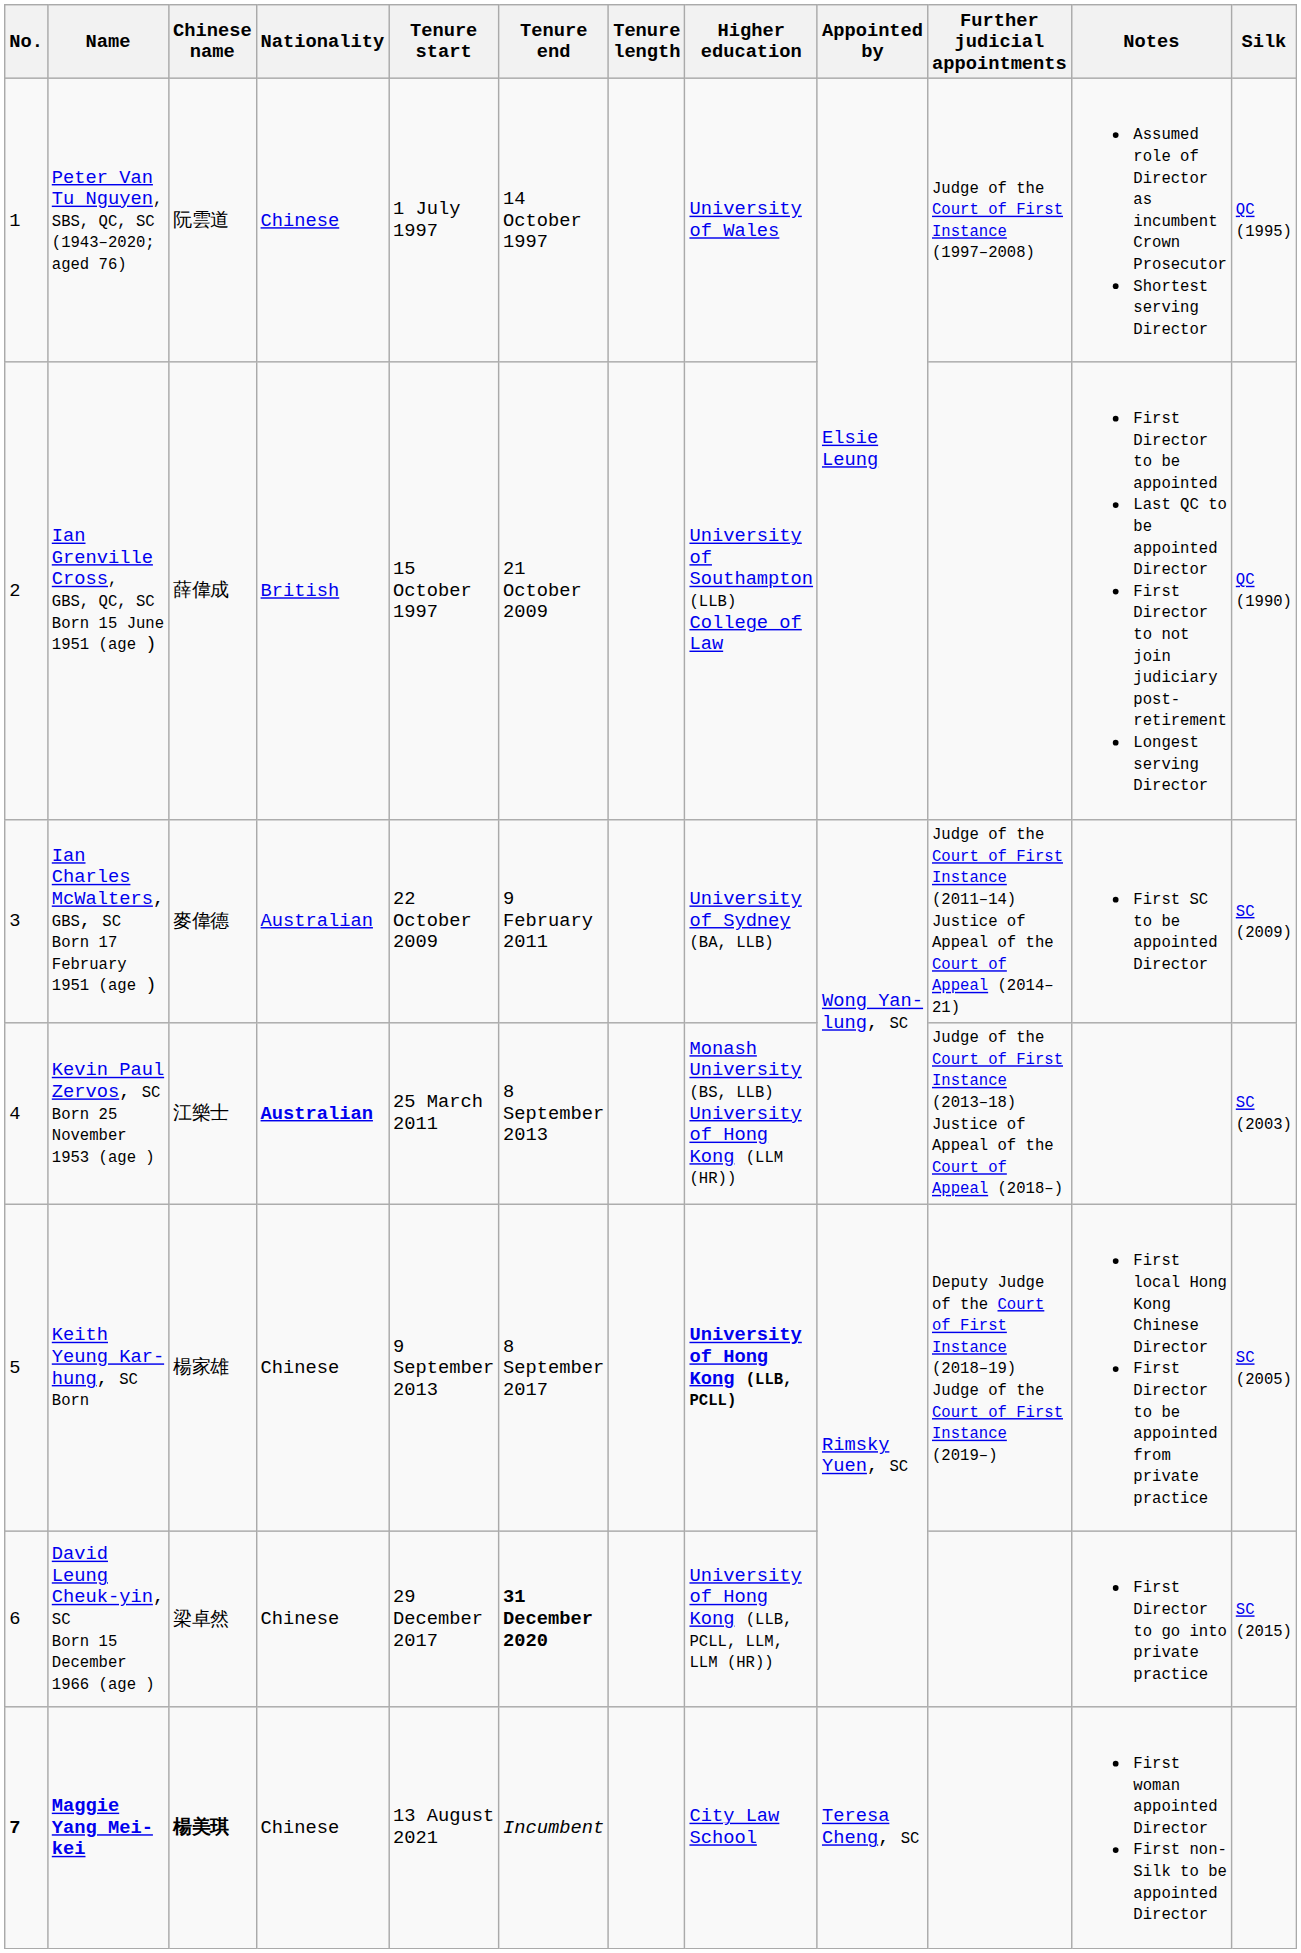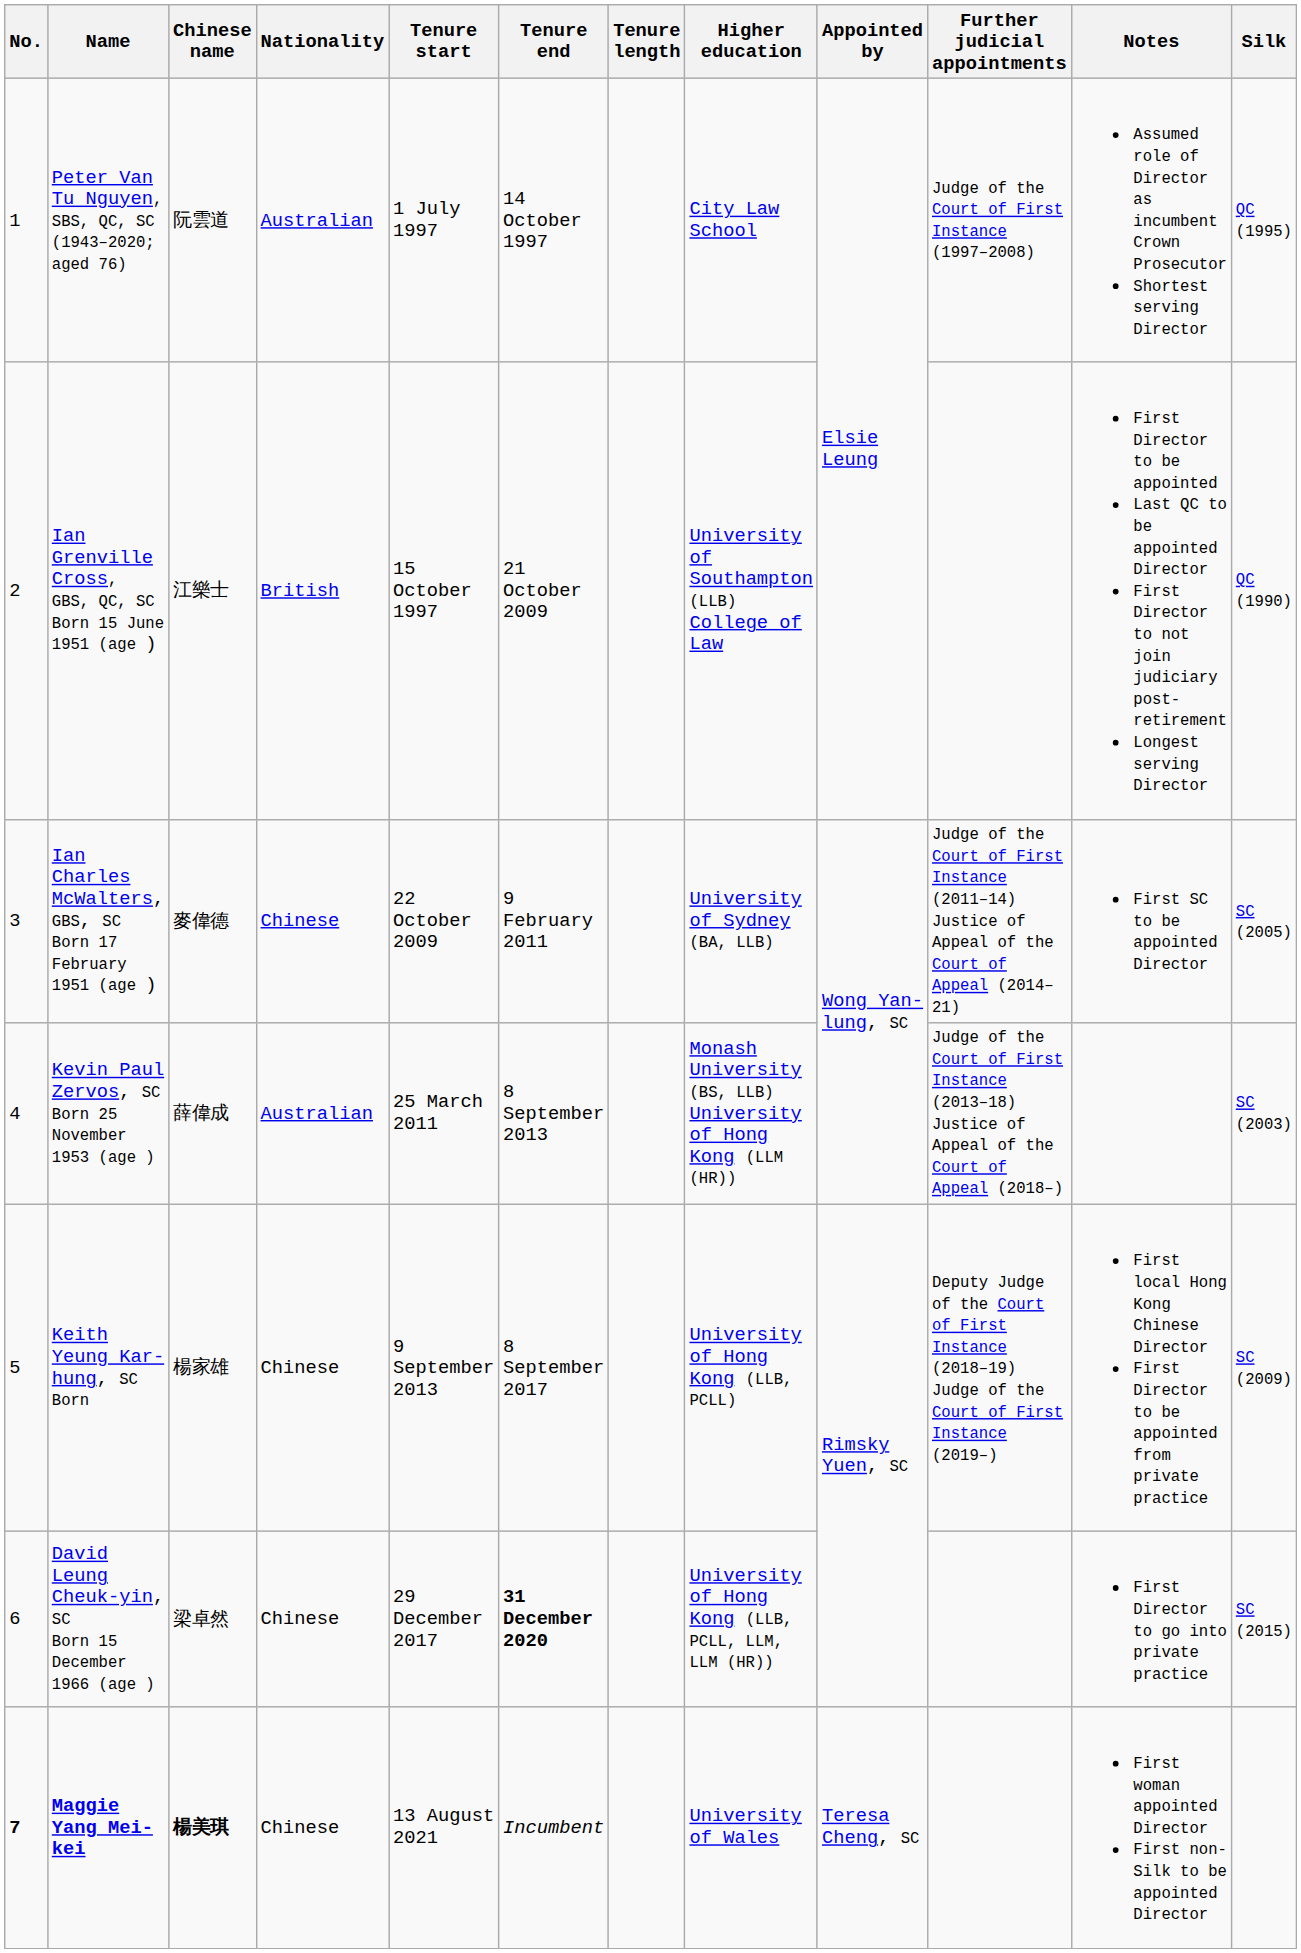(300, 220) Chinese -> (317, 220) Australian
(746, 220) University of Wales -> (734, 220) City Law School
(201, 591) 薛偉成 -> (201, 591) 江樂士
(317, 921) Australian -> (300, 921) Chinese
(1264, 920) SC (2009) -> (1264, 922) SC (2005)
(201, 1114) 江樂士 -> (201, 1114) 薛偉成
(317, 1113) bold -> (317, 1113) normal
(746, 1368) bold -> (746, 1367) normal
(1264, 1368) SC (2005) -> (1264, 1367) SC (2009)
(734, 1828) City Law School -> (746, 1828) University of Wales
